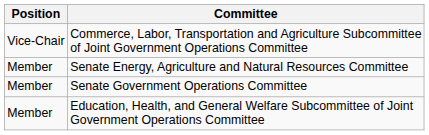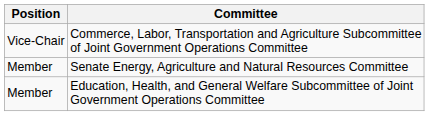- row: (189, 86)
